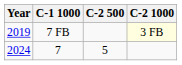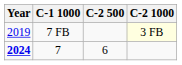(19, 50) normal -> (19, 50) bold
(105, 50) 5 -> (105, 50) 6
